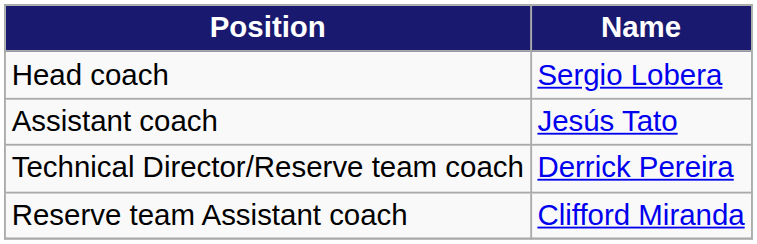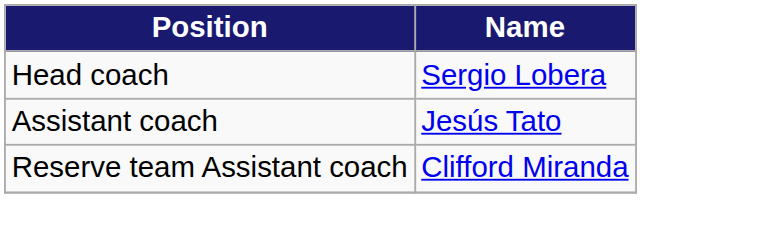- row: (268, 167)
